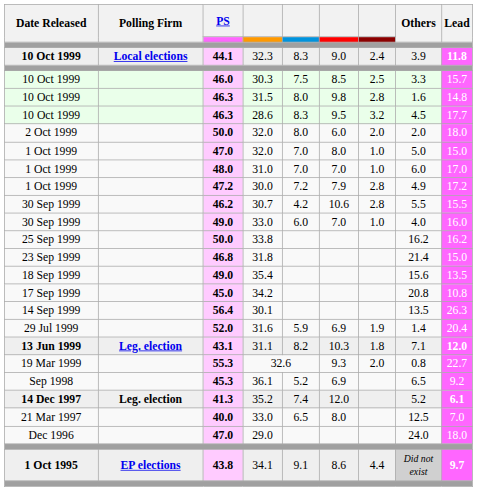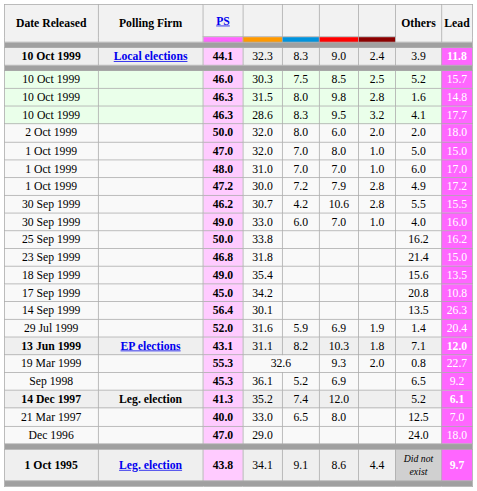(418, 79) 3.3 -> (418, 79) 5.2
(418, 115) 4.5 -> (418, 115) 4.1
(151, 346) Leg. election -> (151, 346) EP elections
(151, 465) EP elections -> (151, 465) Leg. election
